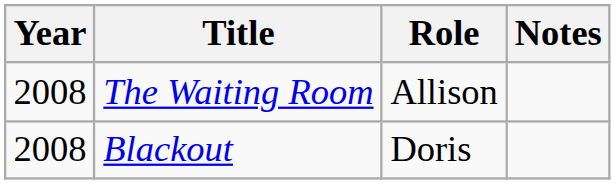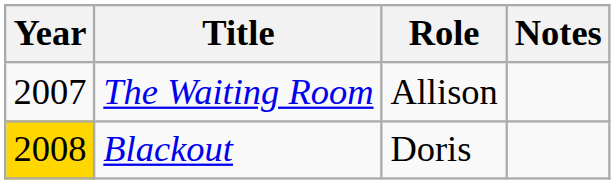(50, 91) 2008 -> (50, 91) 2007
(50, 149) no background -> (50, 149) gold background
